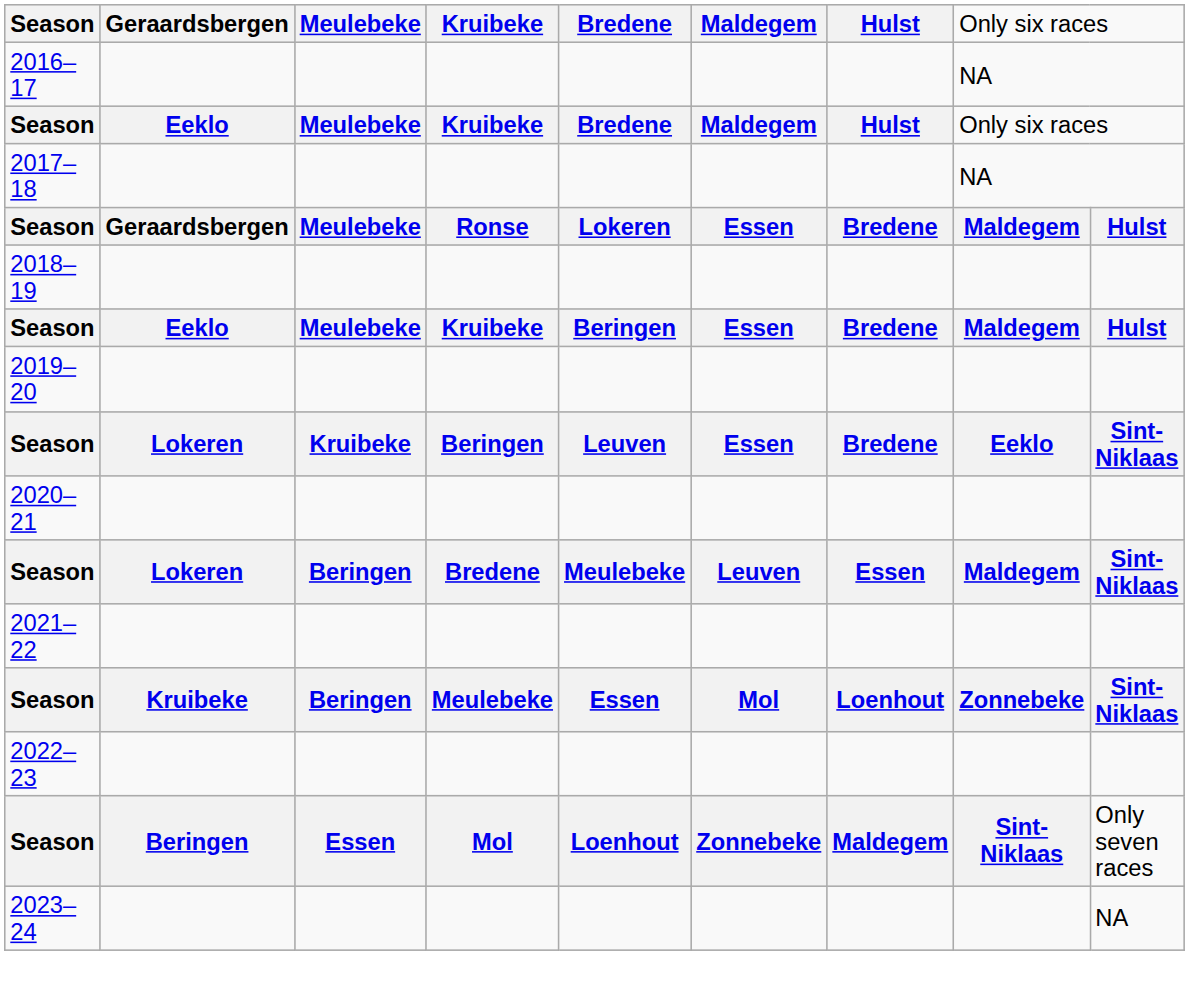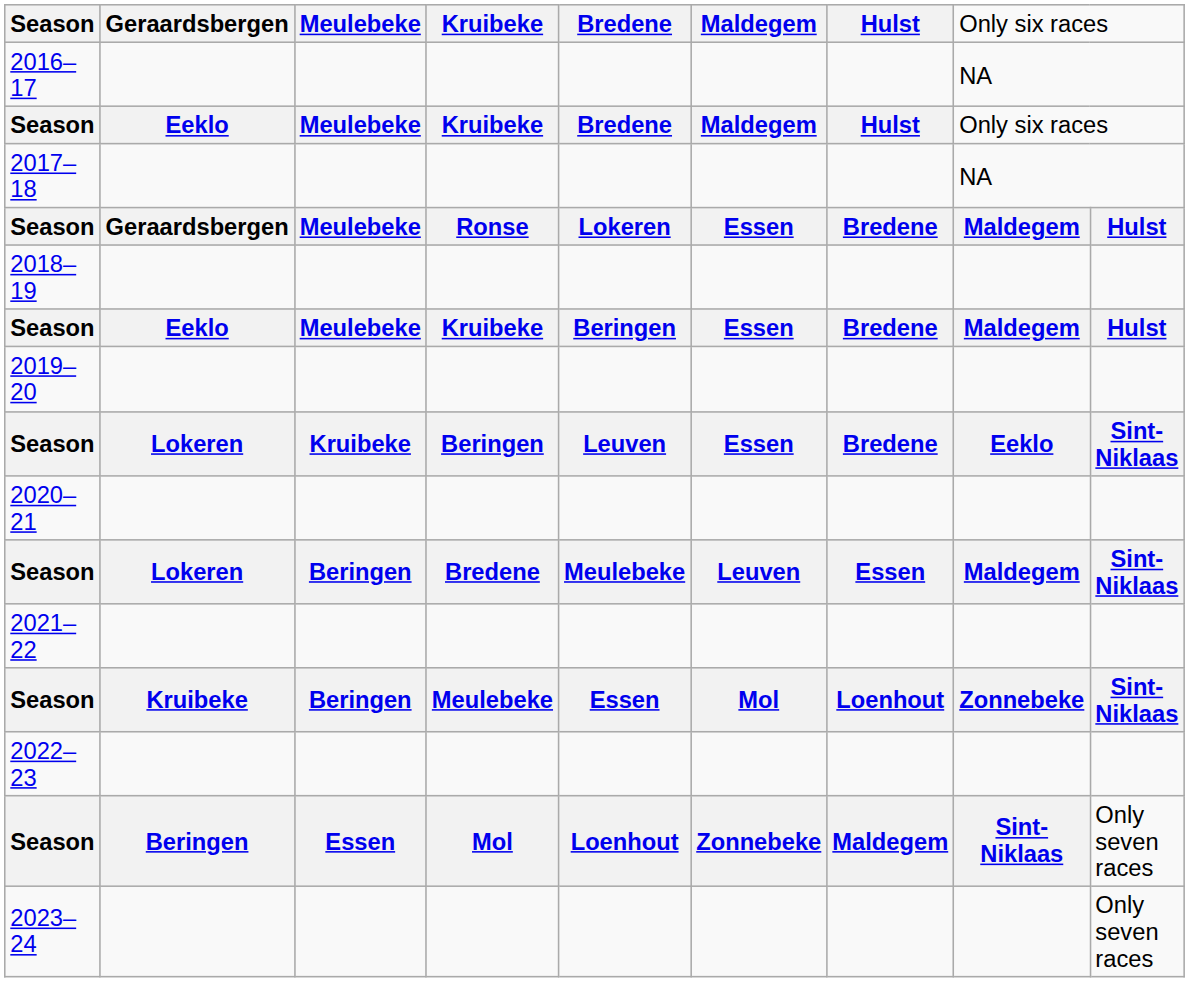(1112, 918) NA -> (1127, 932) Only seven races
